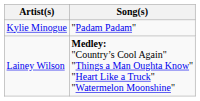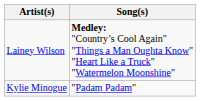rows swapped: (37, 28) <-> (36, 66)
